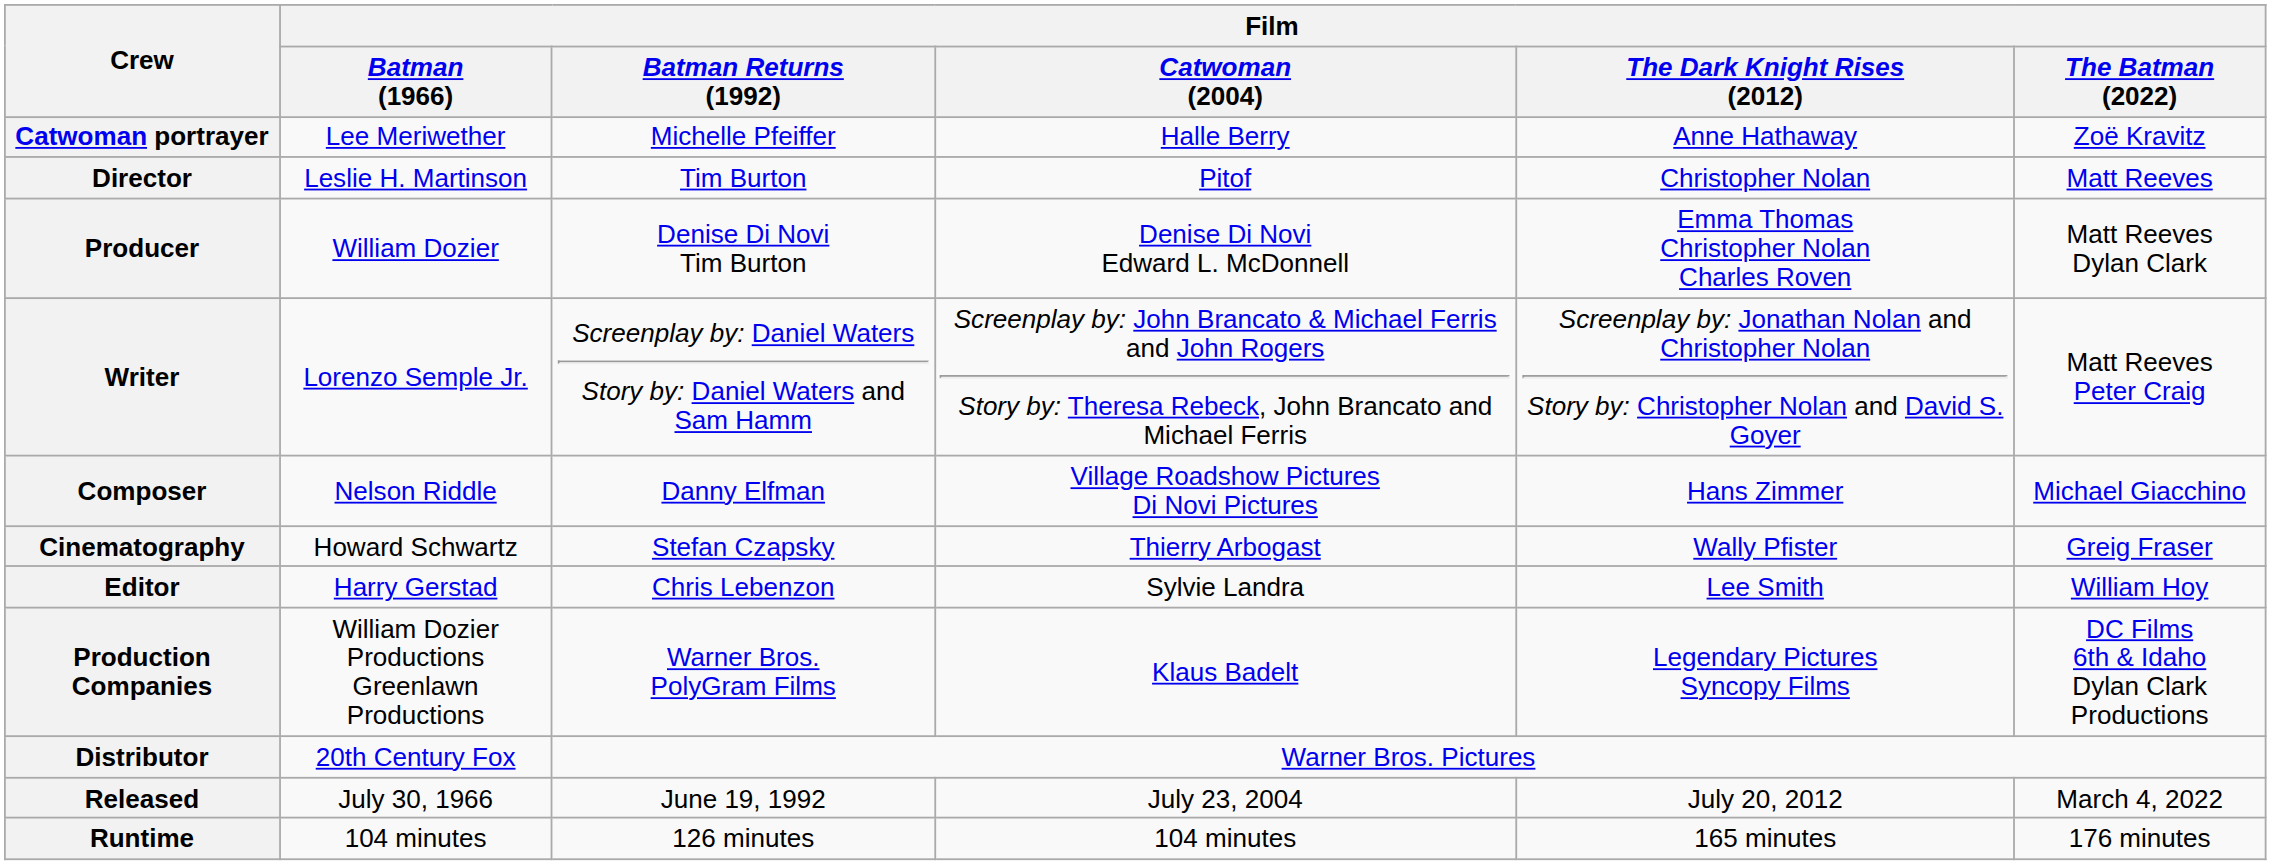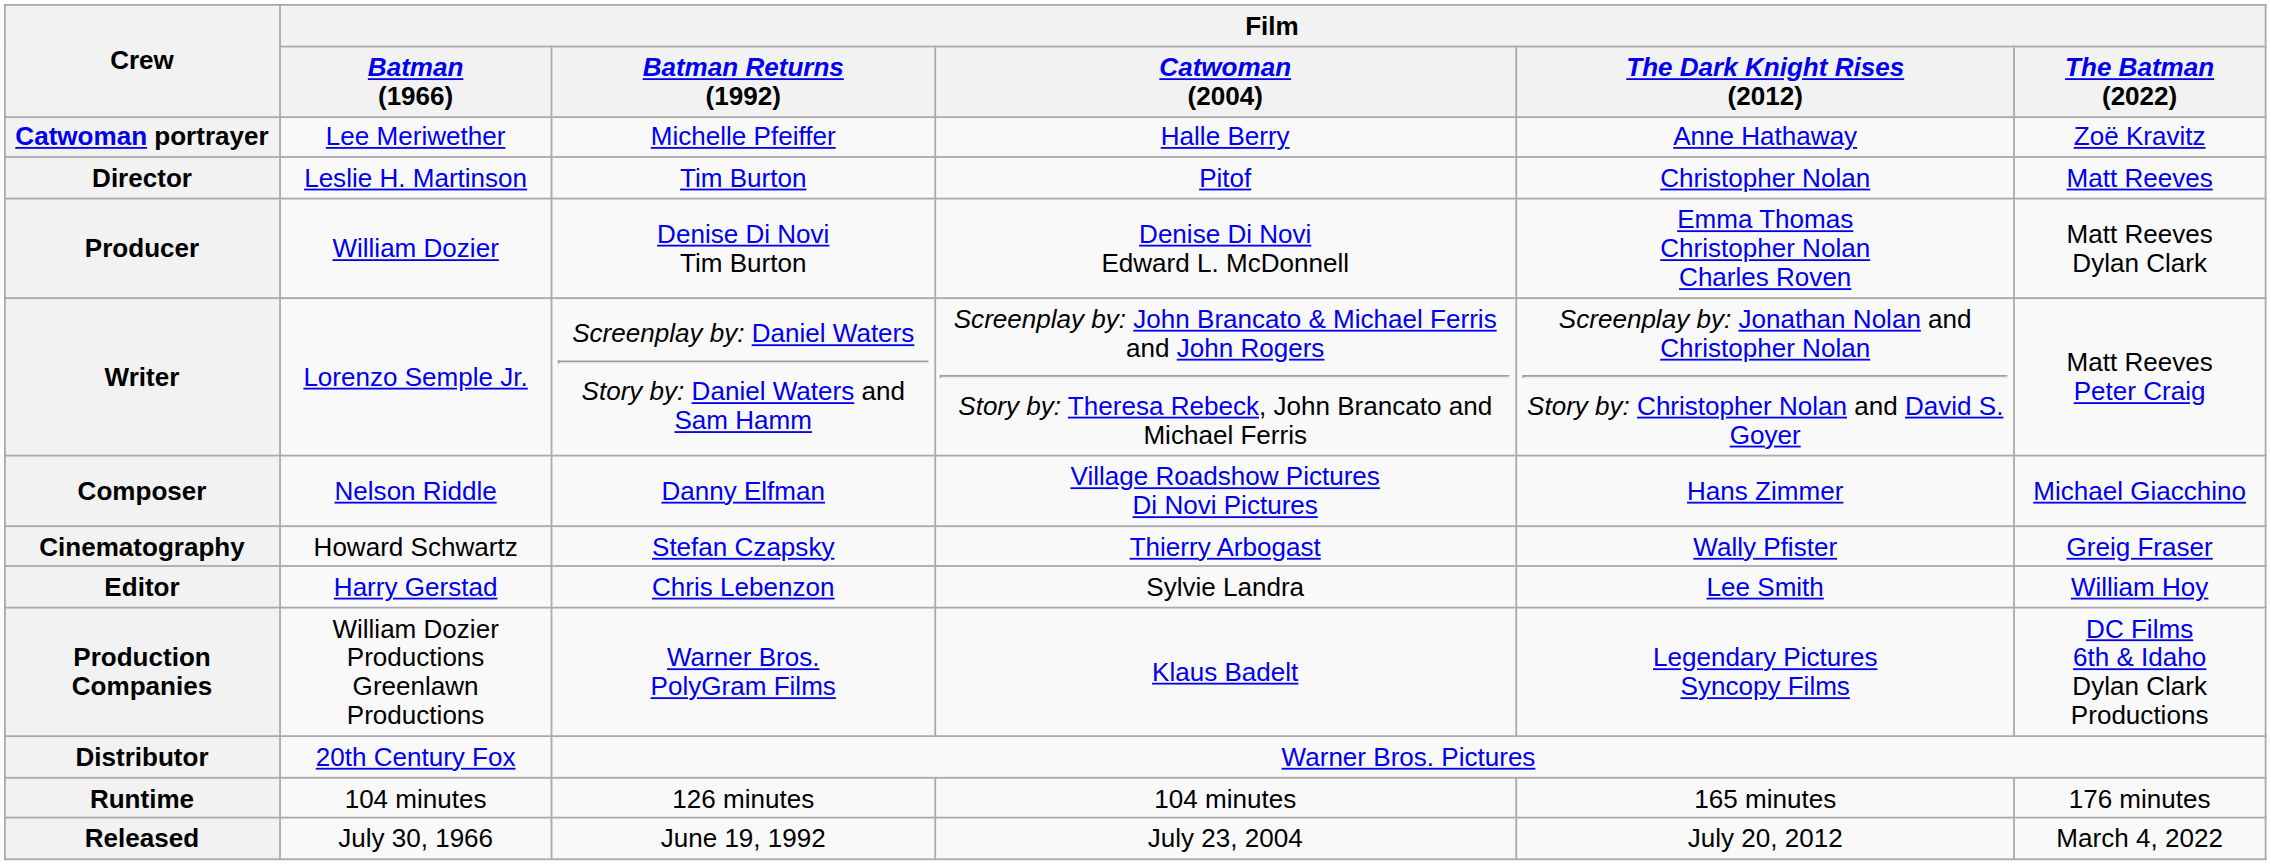rows swapped: (142, 798) <-> (142, 839)
